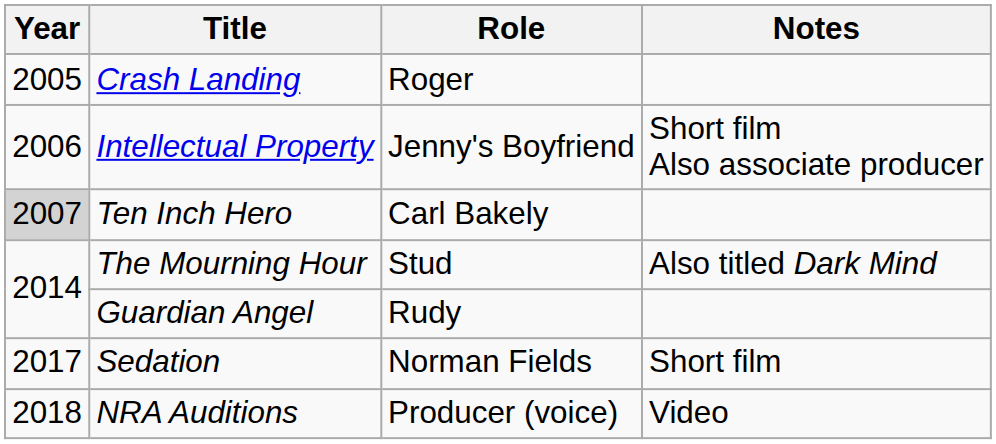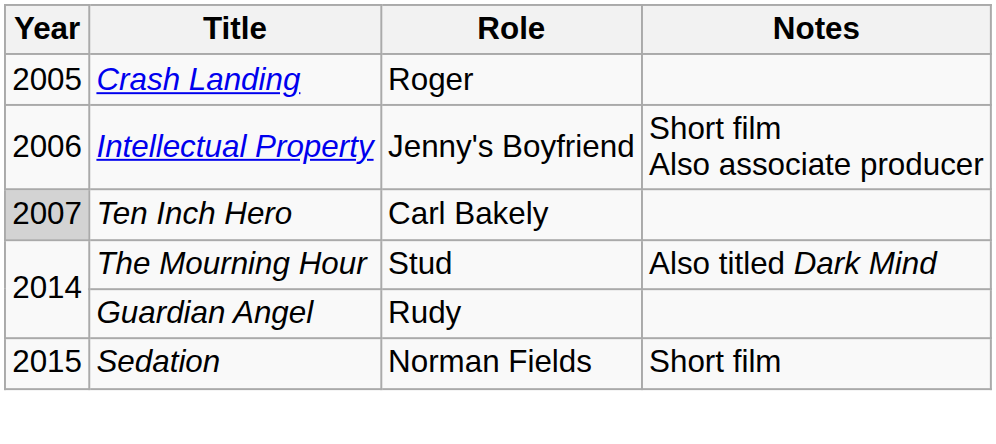(47, 363) 2017 -> (47, 363) 2015
- row: (197, 412)
